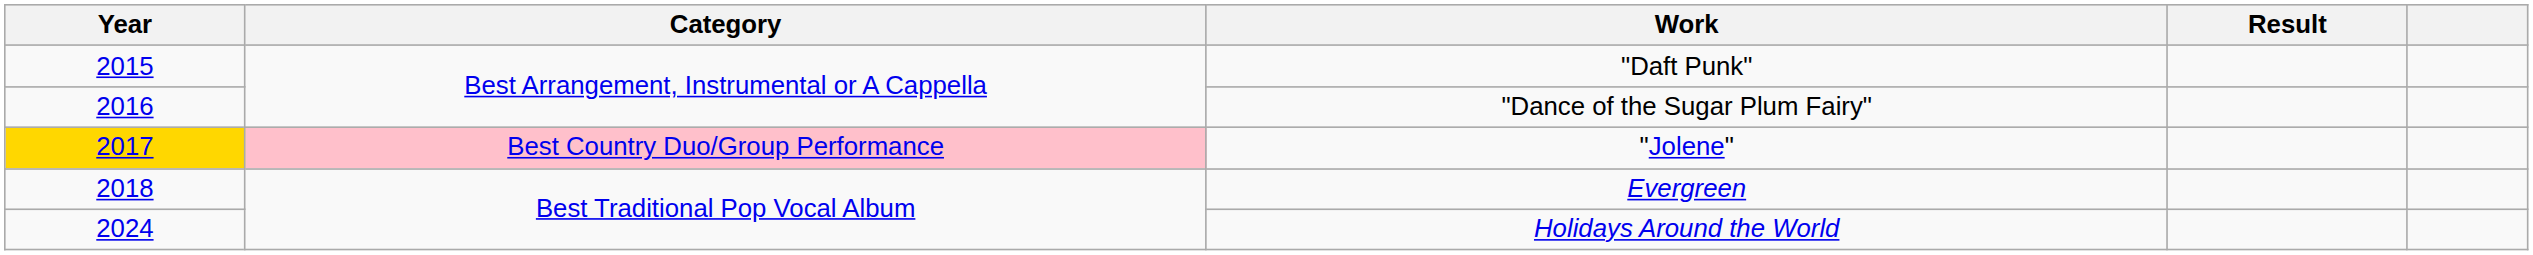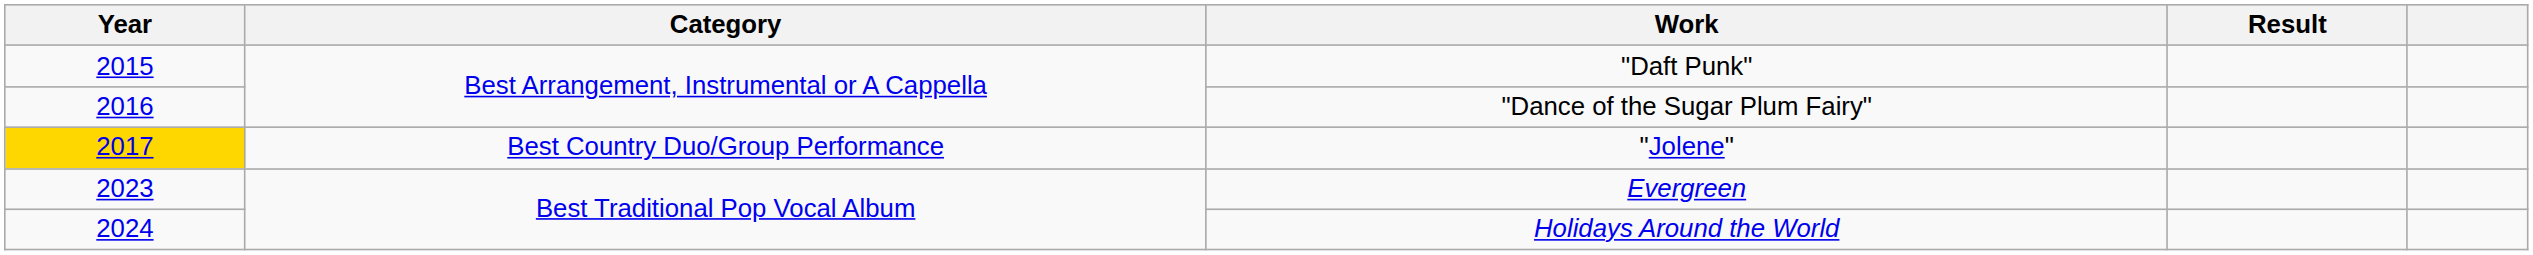(726, 147) pink background -> (726, 147) no background
(125, 188) 2018 -> (125, 188) 2023
